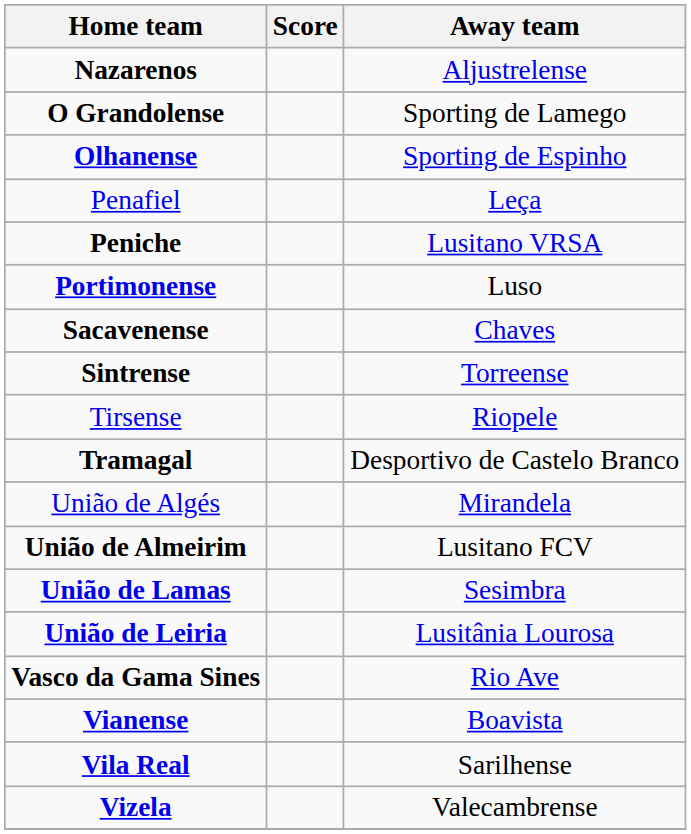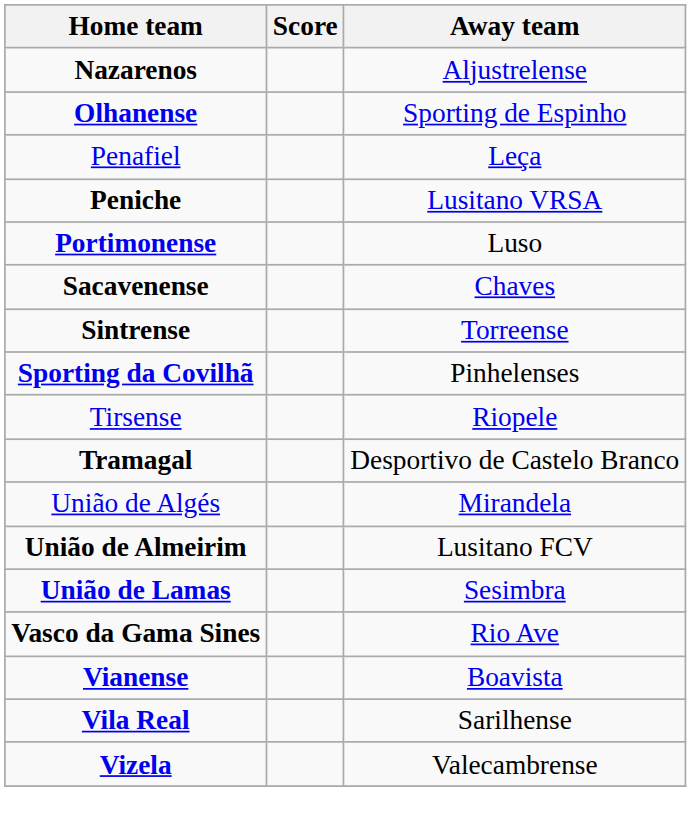- row: (136, 112)
+ row: (136, 373)
- row: (136, 633)
